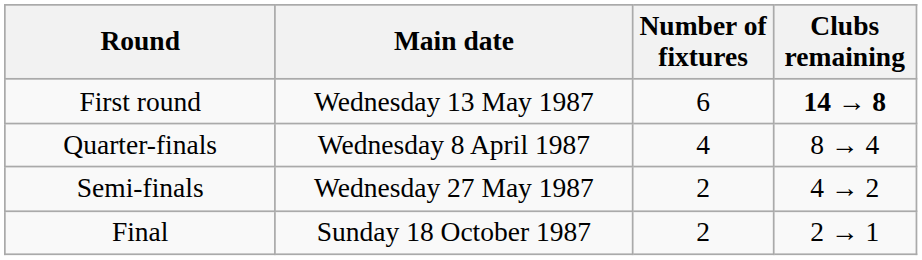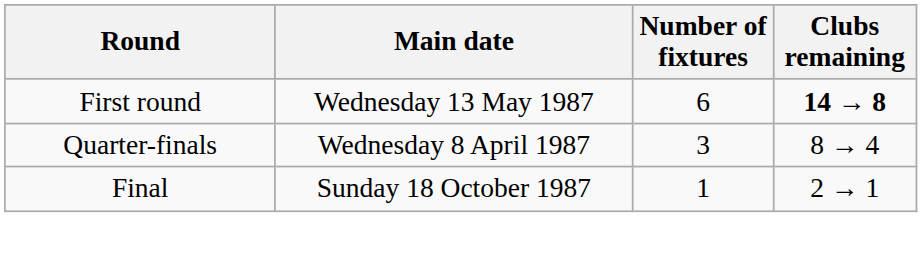(703, 144) 4 -> (703, 144) 3
- row: (140, 188)
(703, 231) 2 -> (703, 188) 1
